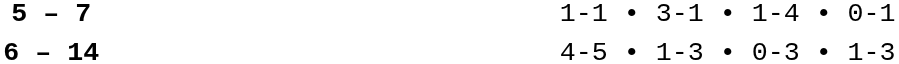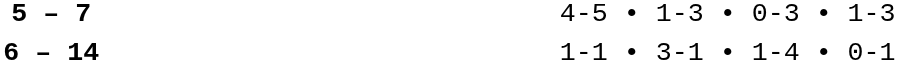(728, 14) 1-1 • 3-1 • 1-4 • 0-1 -> (728, 14) 4-5 • 1-3 • 0-3 • 1-3
(728, 53) 4-5 • 1-3 • 0-3 • 1-3 -> (728, 53) 1-1 • 3-1 • 1-4 • 0-1
